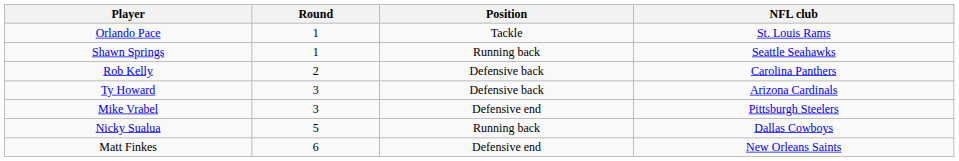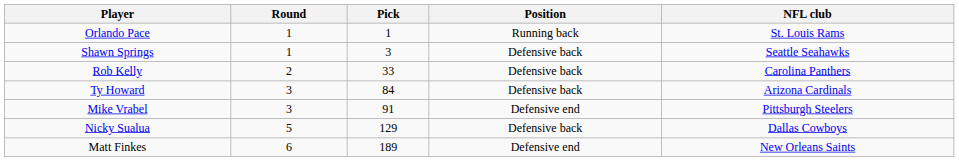+ column: (388, 14)
(507, 33) Tackle -> (545, 33) Running back
(507, 52) Running back -> (545, 52) Defensive back
(507, 128) Running back -> (545, 128) Defensive back
